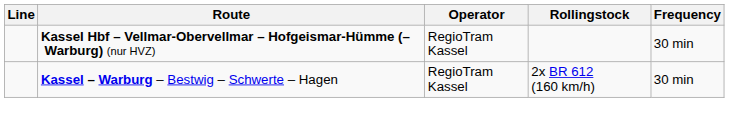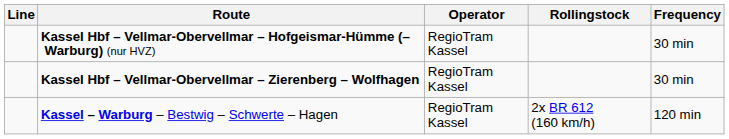+ row: (230, 79)
(674, 79) 30 min -> (677, 115) 120 min
